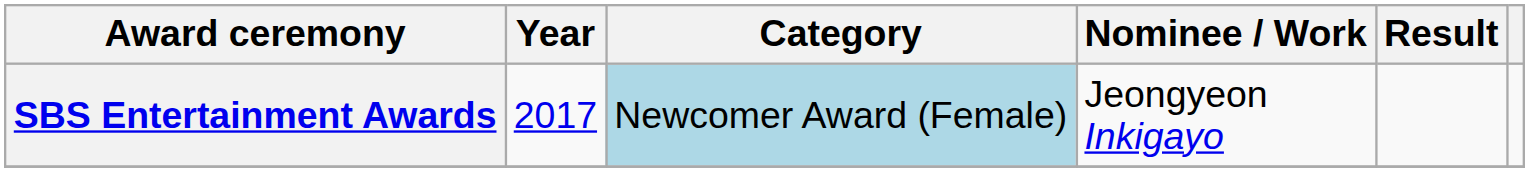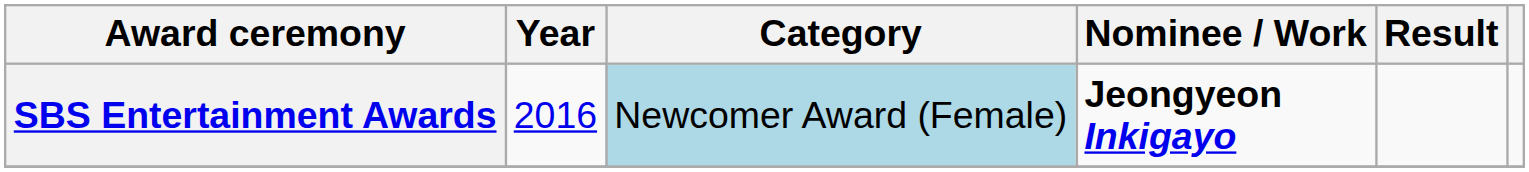(555, 114) 2017 -> (555, 114) 2016
(1176, 114) normal -> (1183, 114) bold
